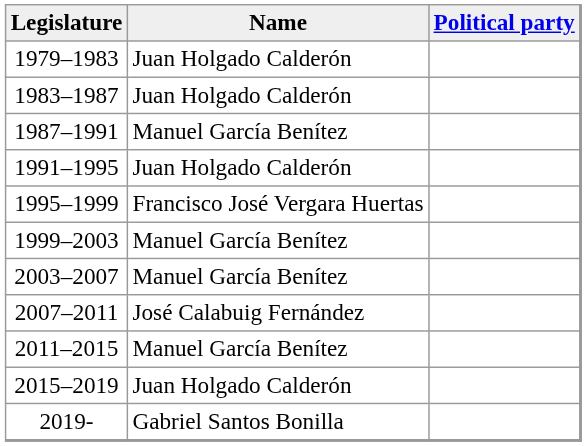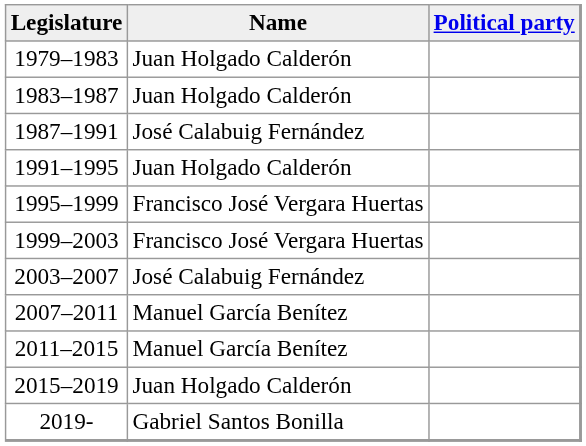(240, 131) Manuel García Benítez -> (248, 131) José Calabuig Fernández
(240, 240) Manuel García Benítez -> (278, 240) Francisco José Vergara Huertas
(240, 276) Manuel García Benítez -> (248, 276) José Calabuig Fernández
(248, 312) José Calabuig Fernández -> (240, 312) Manuel García Benítez
